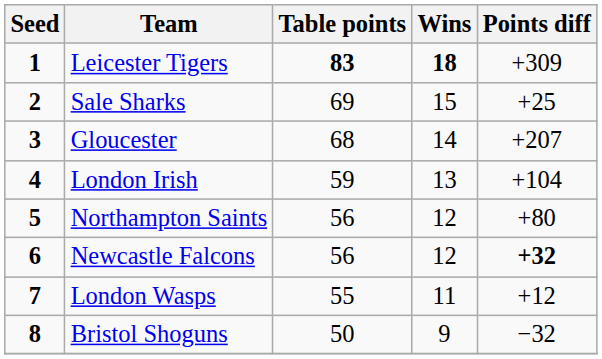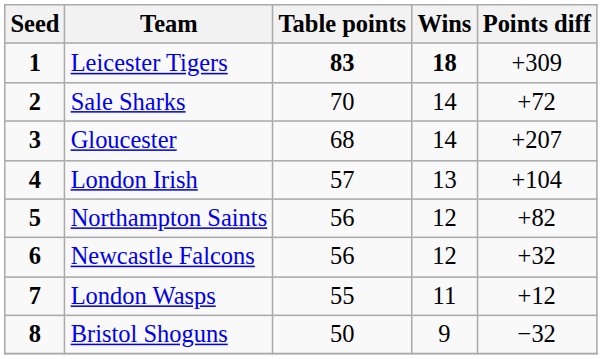(342, 101) 69 -> (342, 101) 70
(444, 101) 15 -> (444, 101) 14
(537, 101) +25 -> (537, 101) +72
(342, 179) 59 -> (342, 179) 57
(537, 218) +80 -> (537, 218) +82
(537, 256) bold -> (537, 256) normal
